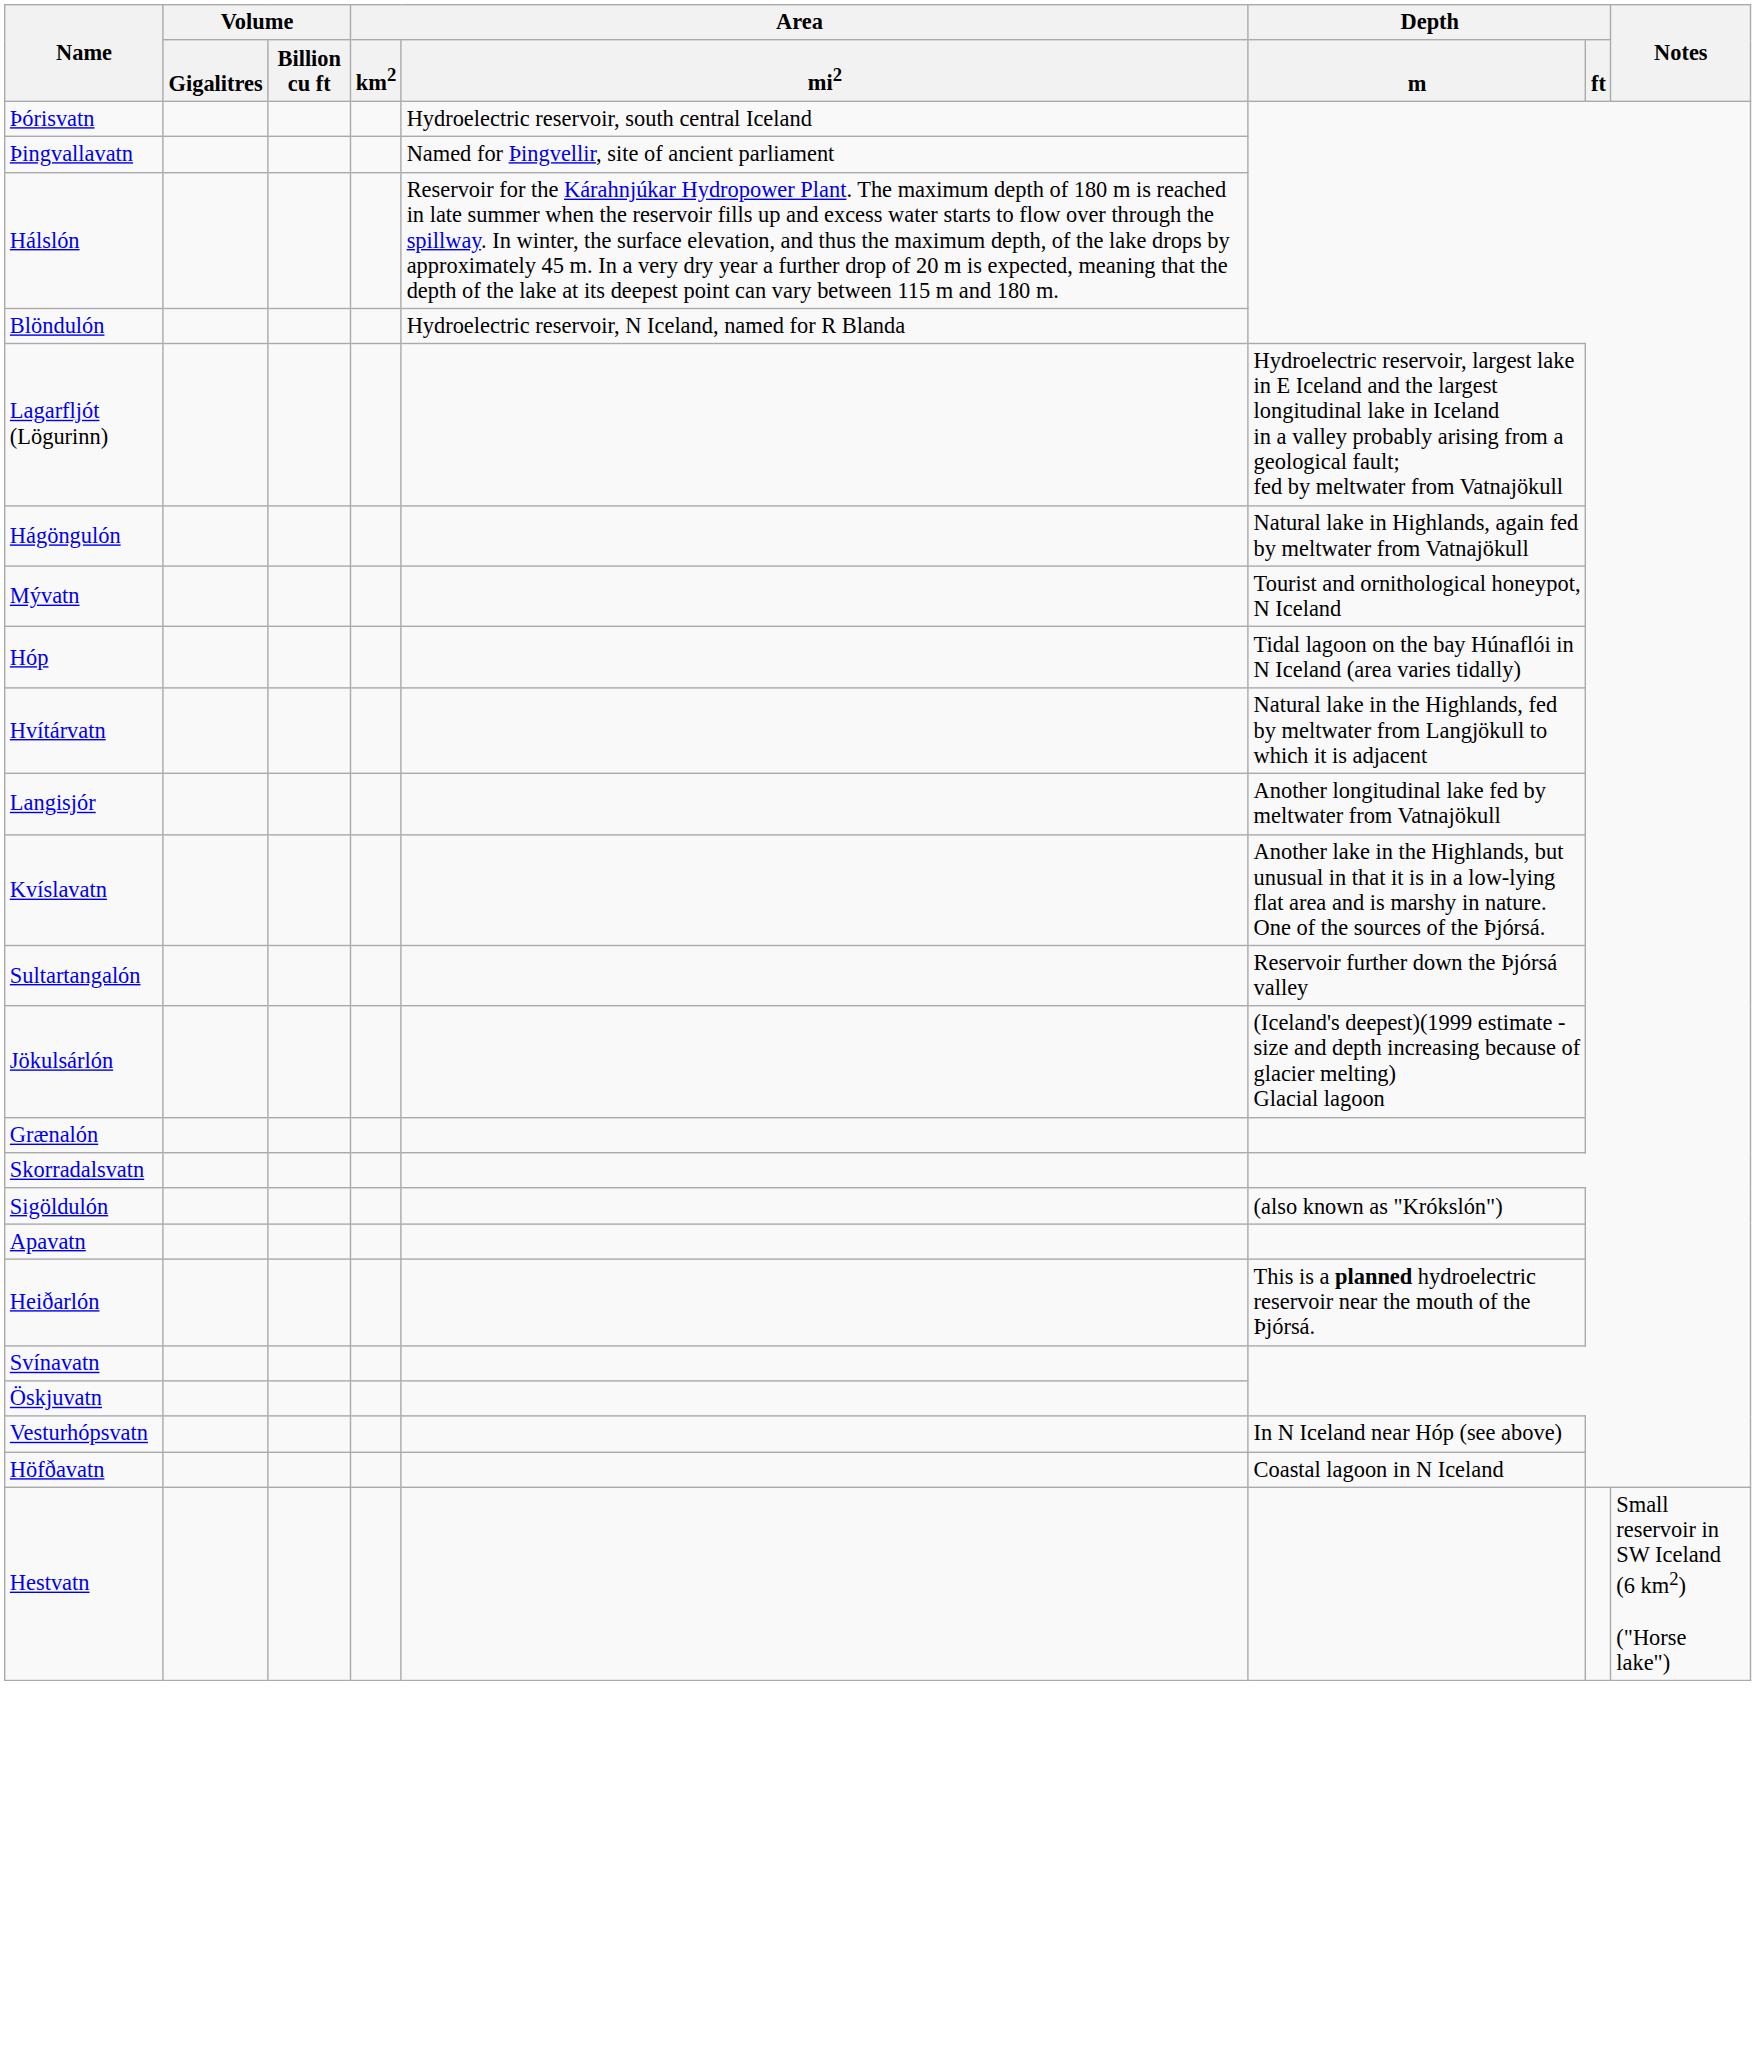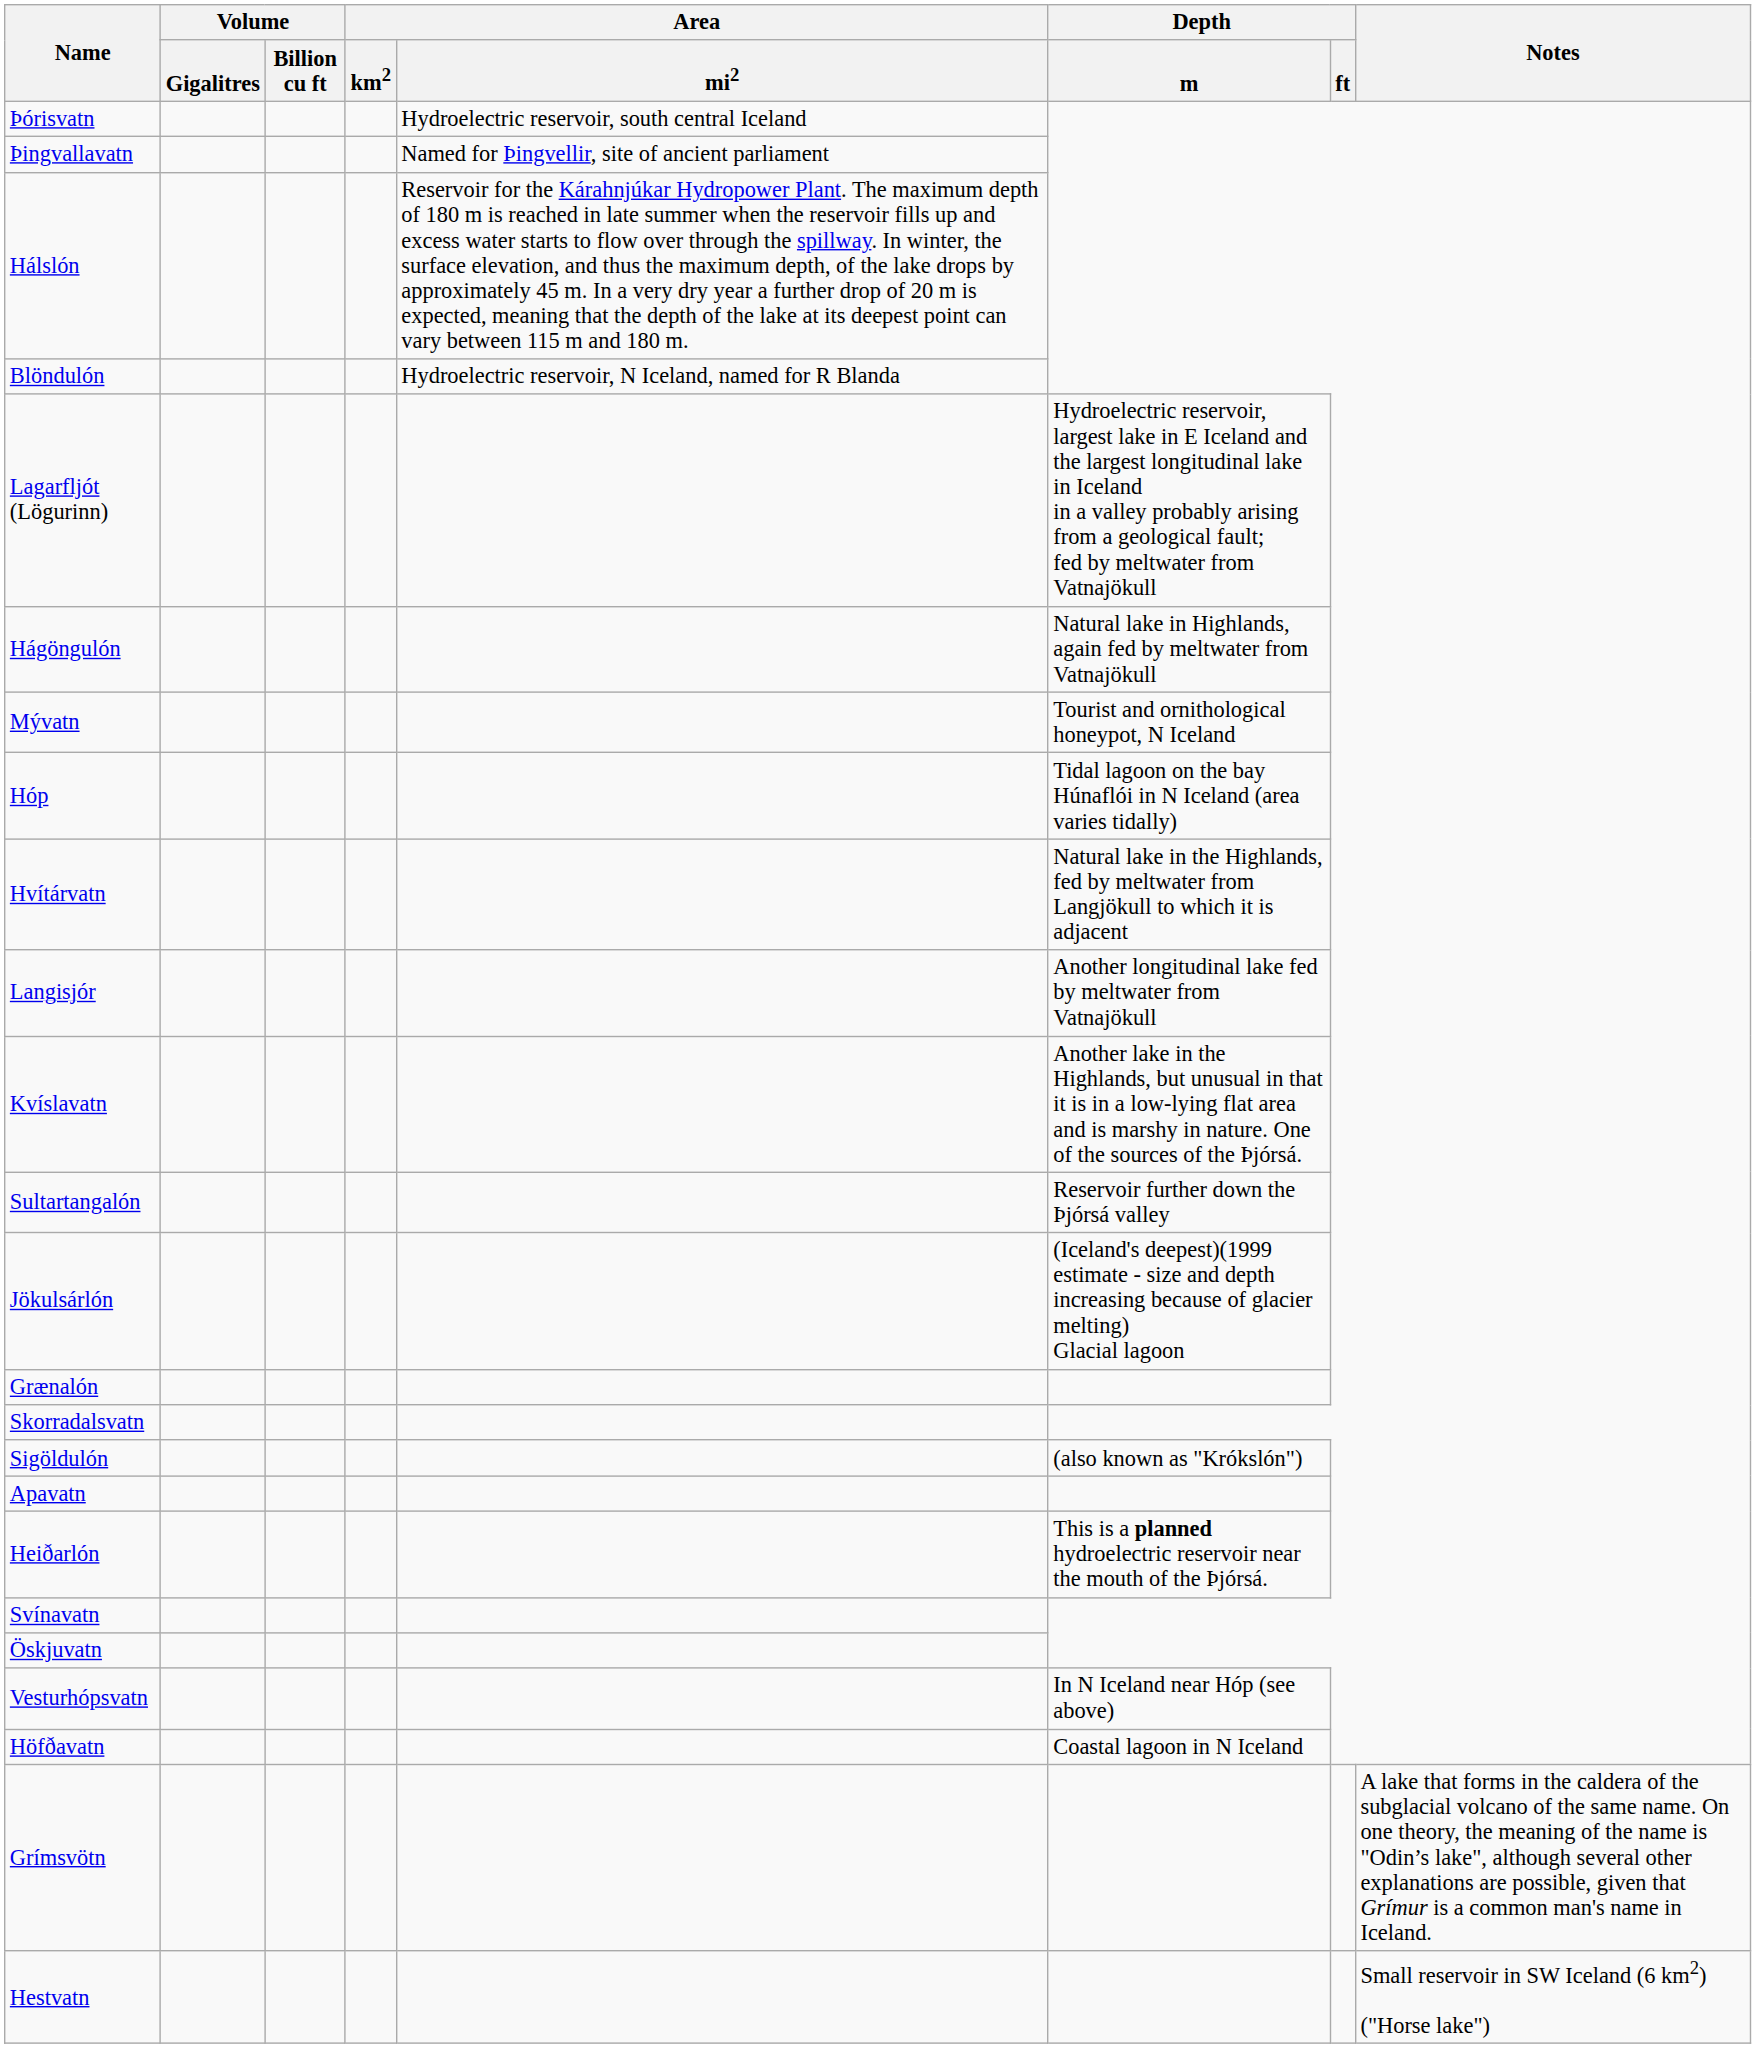+ row: (58, 1857)
